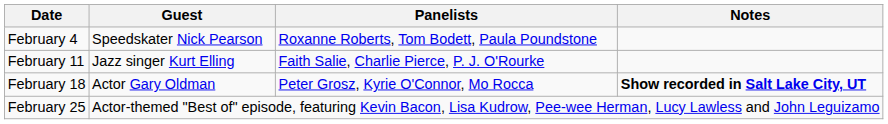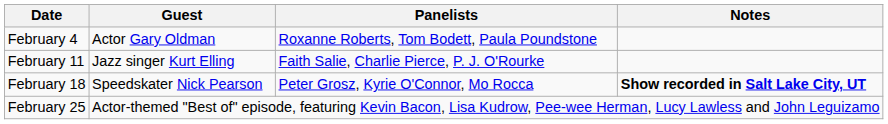(177, 38) Speedskater Nick Pearson -> (154, 38) Actor Gary Oldman
(154, 84) Actor Gary Oldman -> (177, 84) Speedskater Nick Pearson
